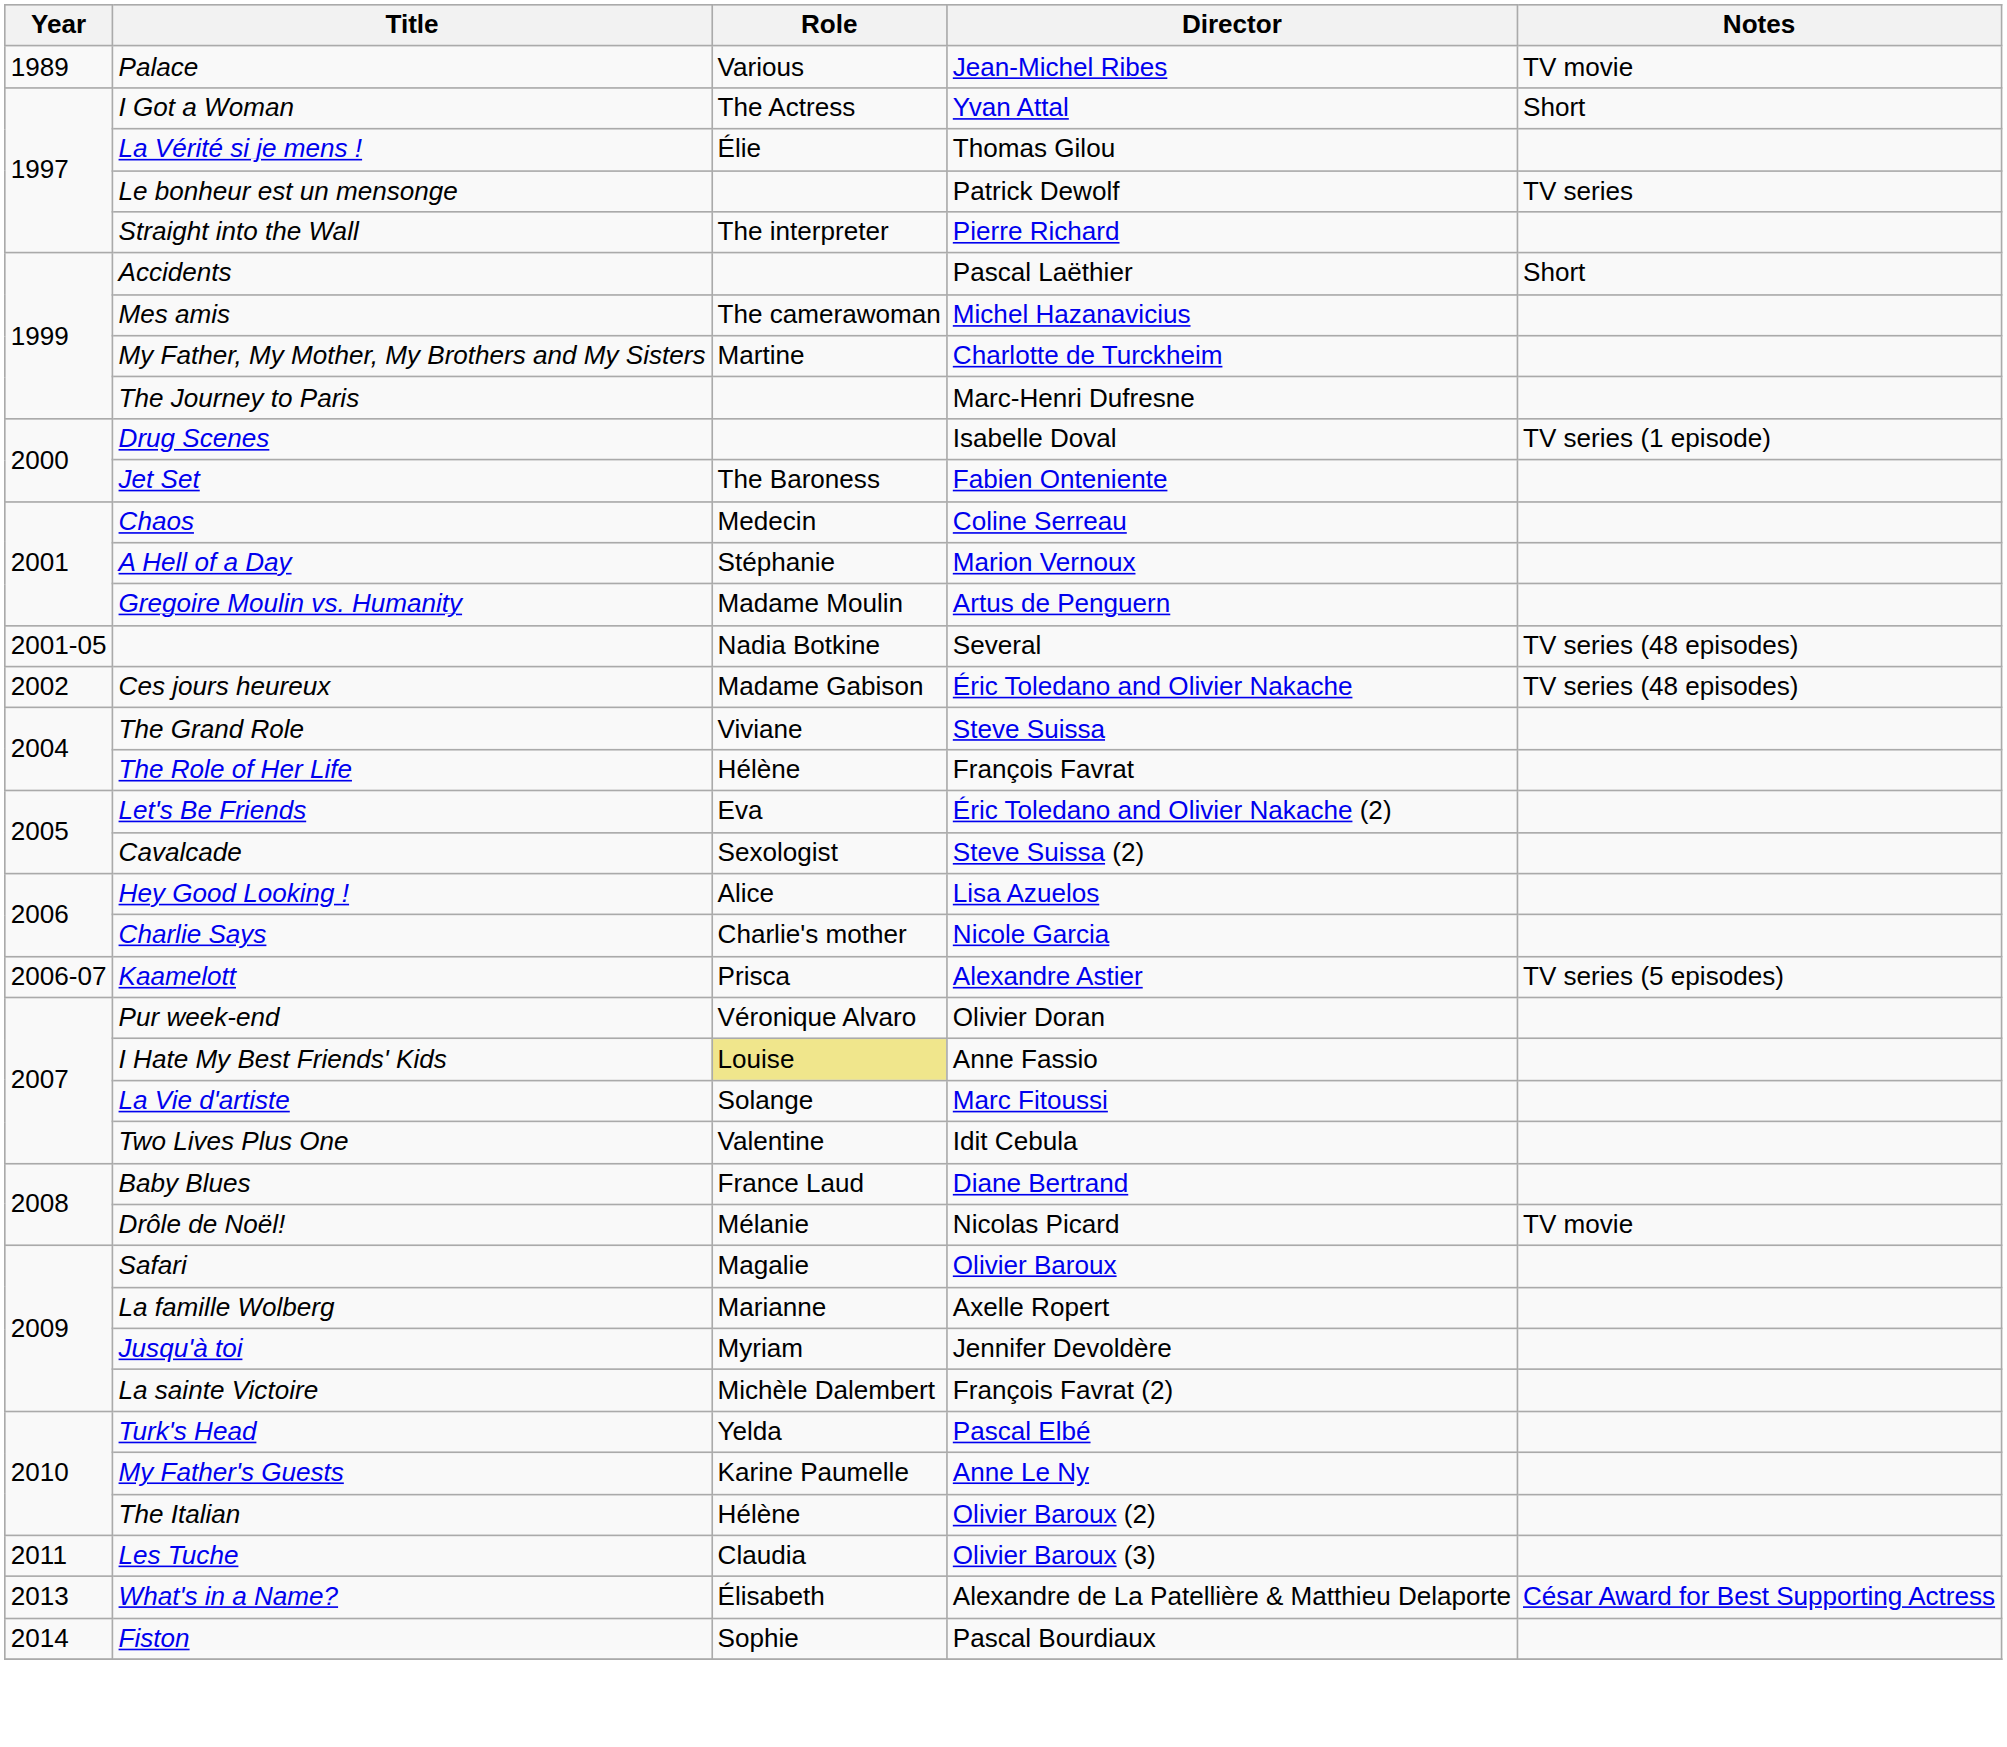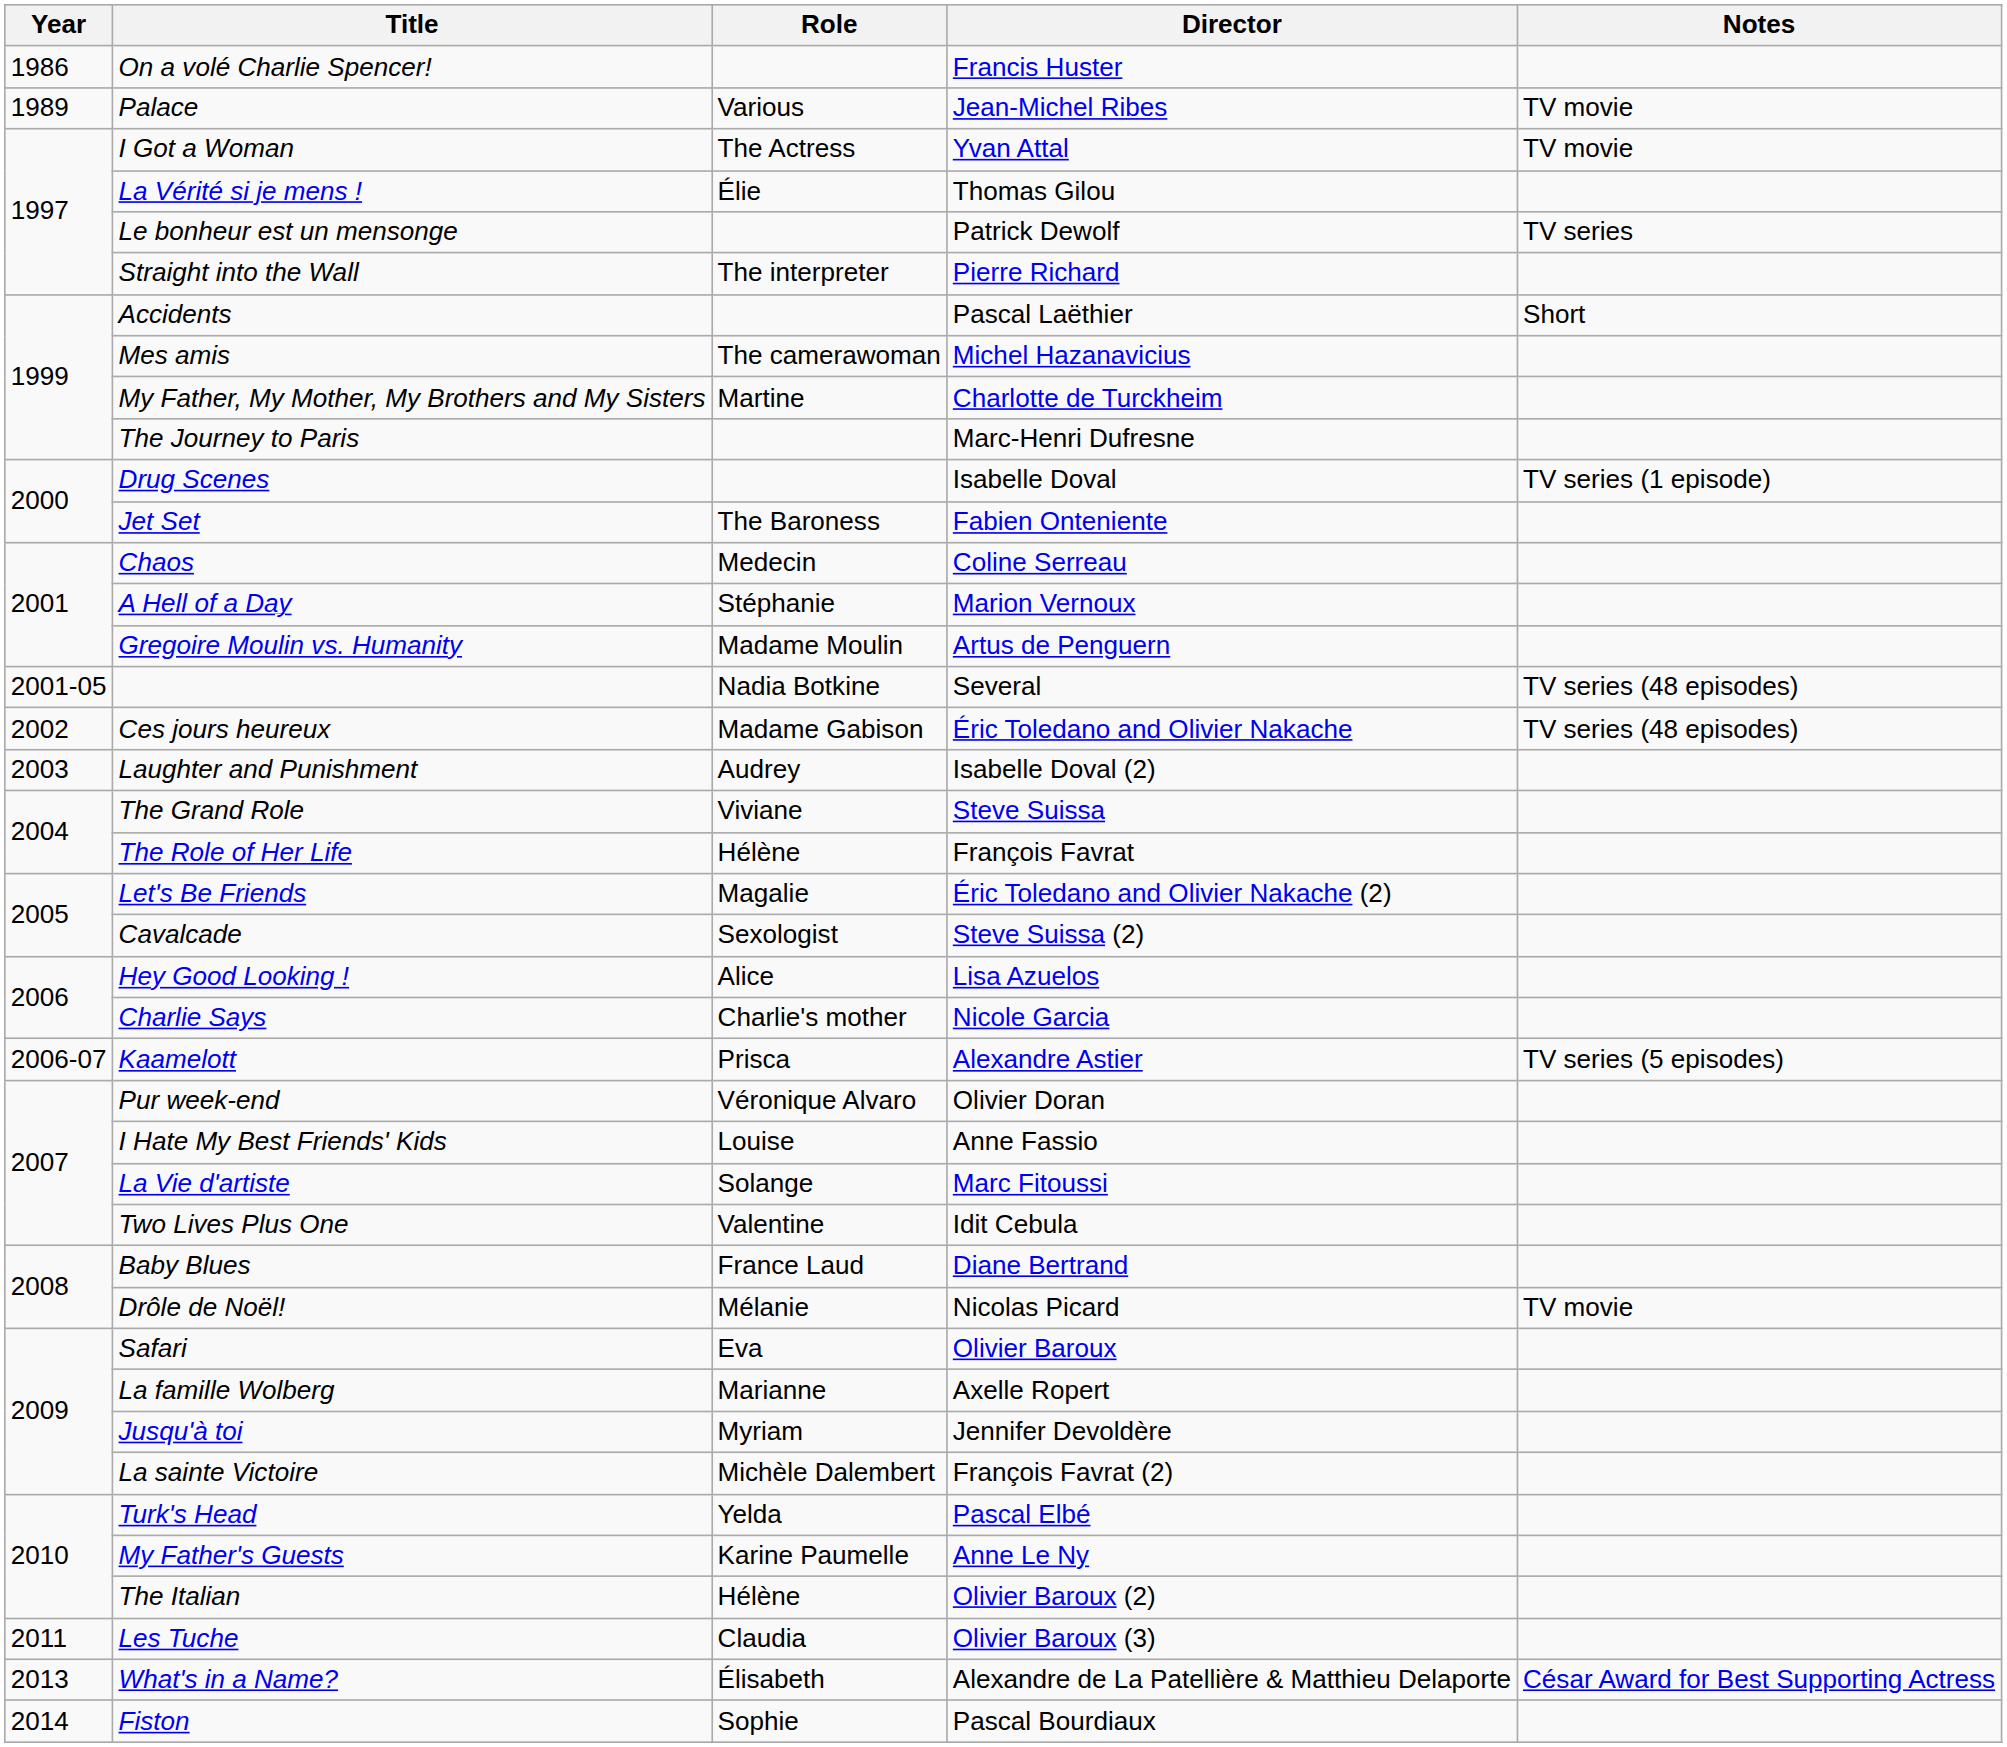+ row: (275, 66)
(1554, 107) Short -> (1578, 149) TV movie
+ row: (268, 769)
(740, 811) Eva -> (763, 893) Magalie
(756, 1059) khaki background -> (756, 1141) no background
(763, 1266) Magalie -> (740, 1348) Eva
